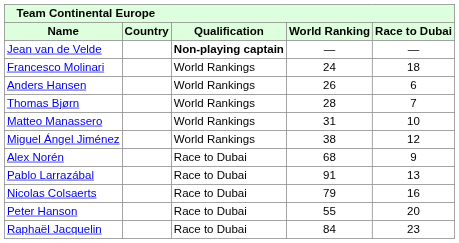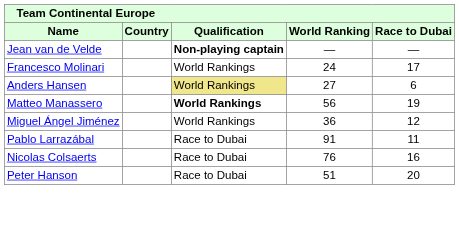(413, 67) 18 -> (413, 67) 17
(214, 85) no background -> (214, 85) khaki background
(329, 85) 26 -> (329, 85) 27
- row: (43, 103)
(214, 121) normal -> (218, 103) bold
(329, 121) 31 -> (329, 103) 56
(413, 121) 10 -> (413, 103) 19
(329, 139) 38 -> (329, 121) 36
- row: (35, 157)
(413, 175) 13 -> (413, 139) 11
(329, 193) 79 -> (329, 157) 76
(329, 211) 55 -> (329, 175) 51
- row: (54, 229)
